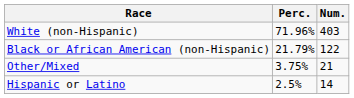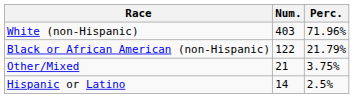columns swapped: (333, 13) <-> (295, 13)
